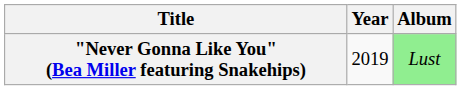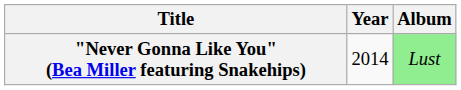(370, 59) 2019 -> (370, 59) 2014
